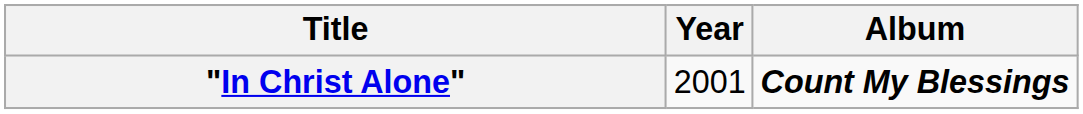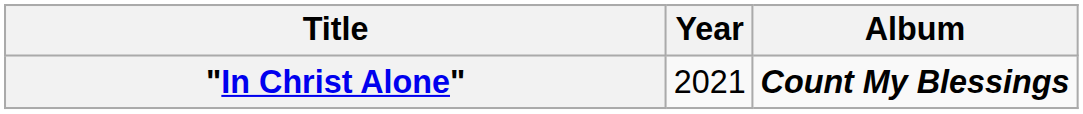(710, 81) 2001 -> (710, 81) 2021
